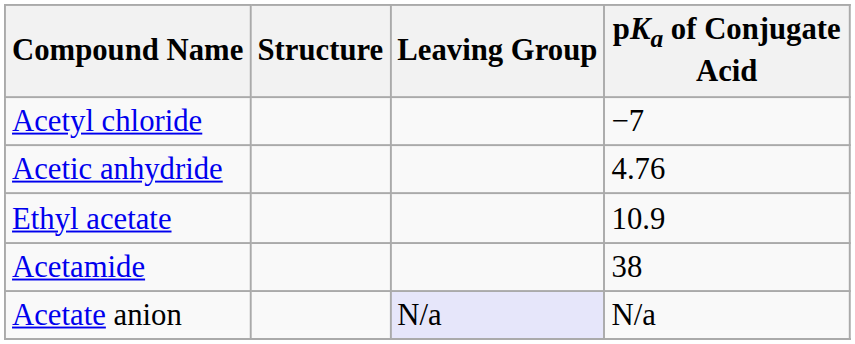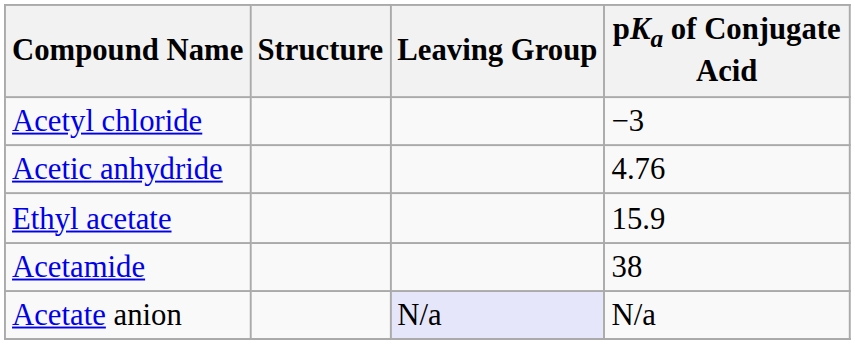(628, 120) −7 -> (628, 120) −3
(638, 217) 10.9 -> (638, 217) 15.9
